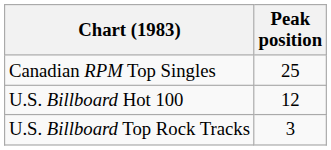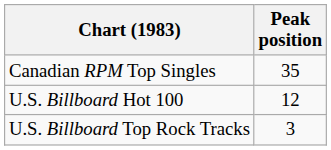(290, 70) 25 -> (290, 70) 35
